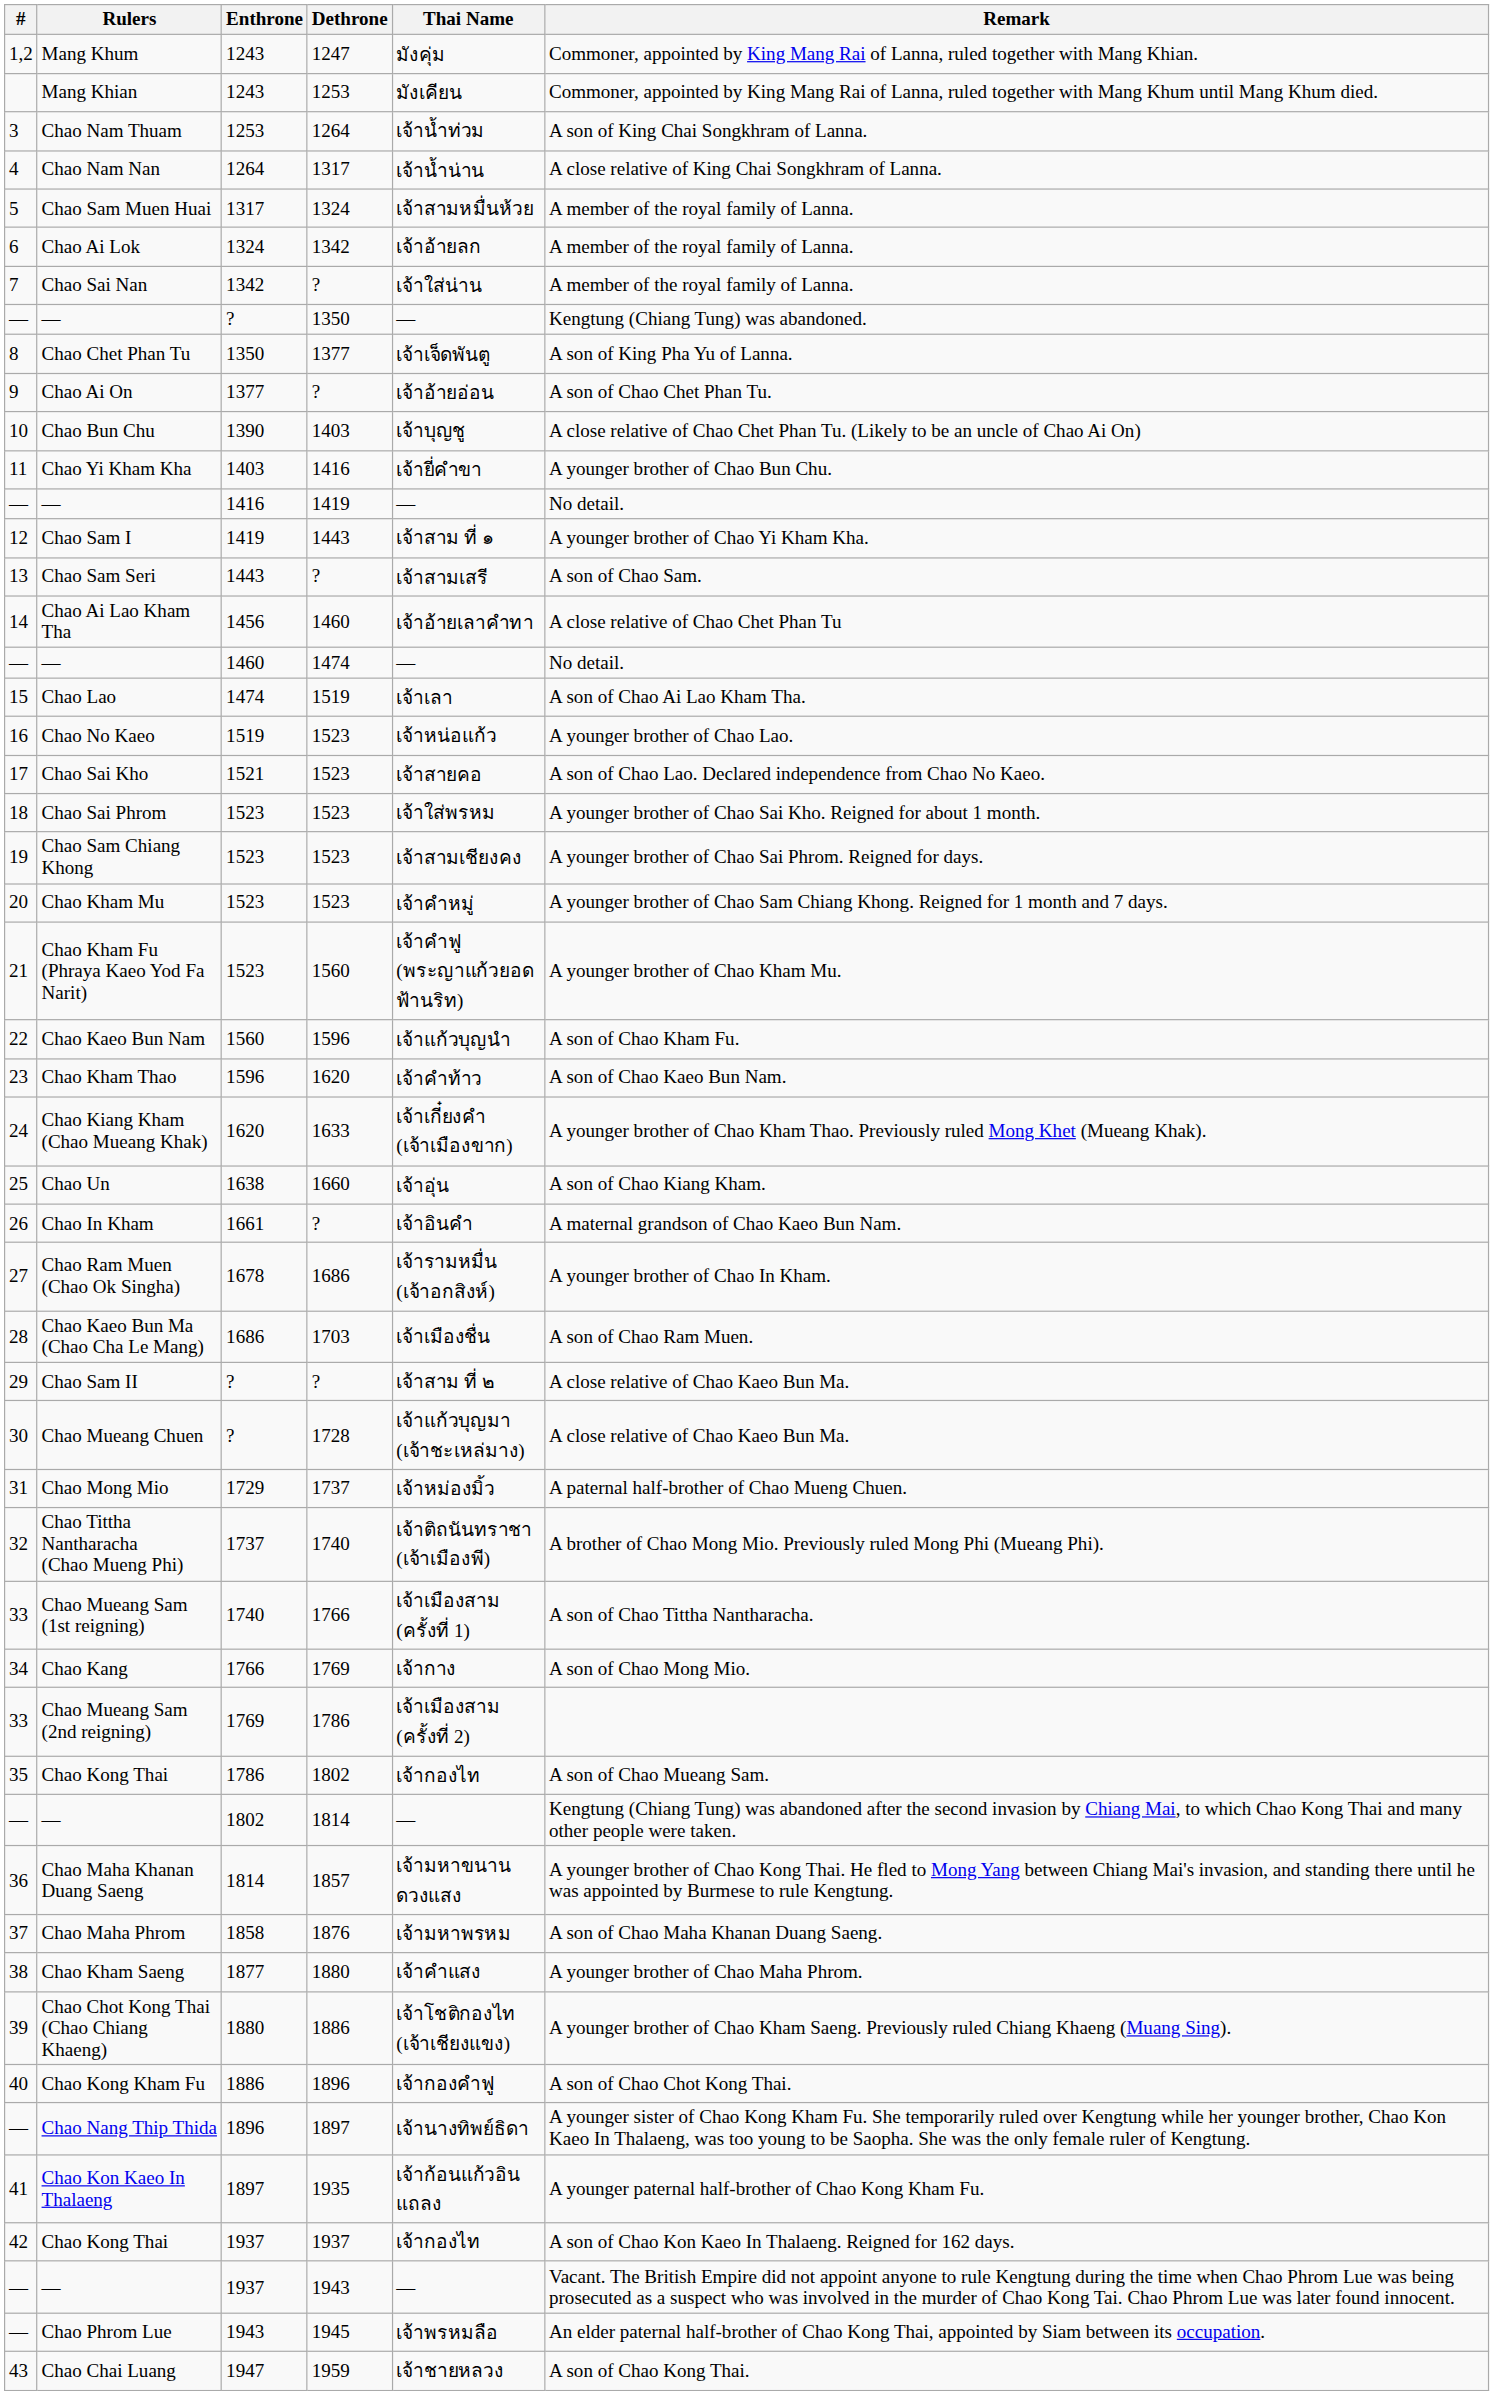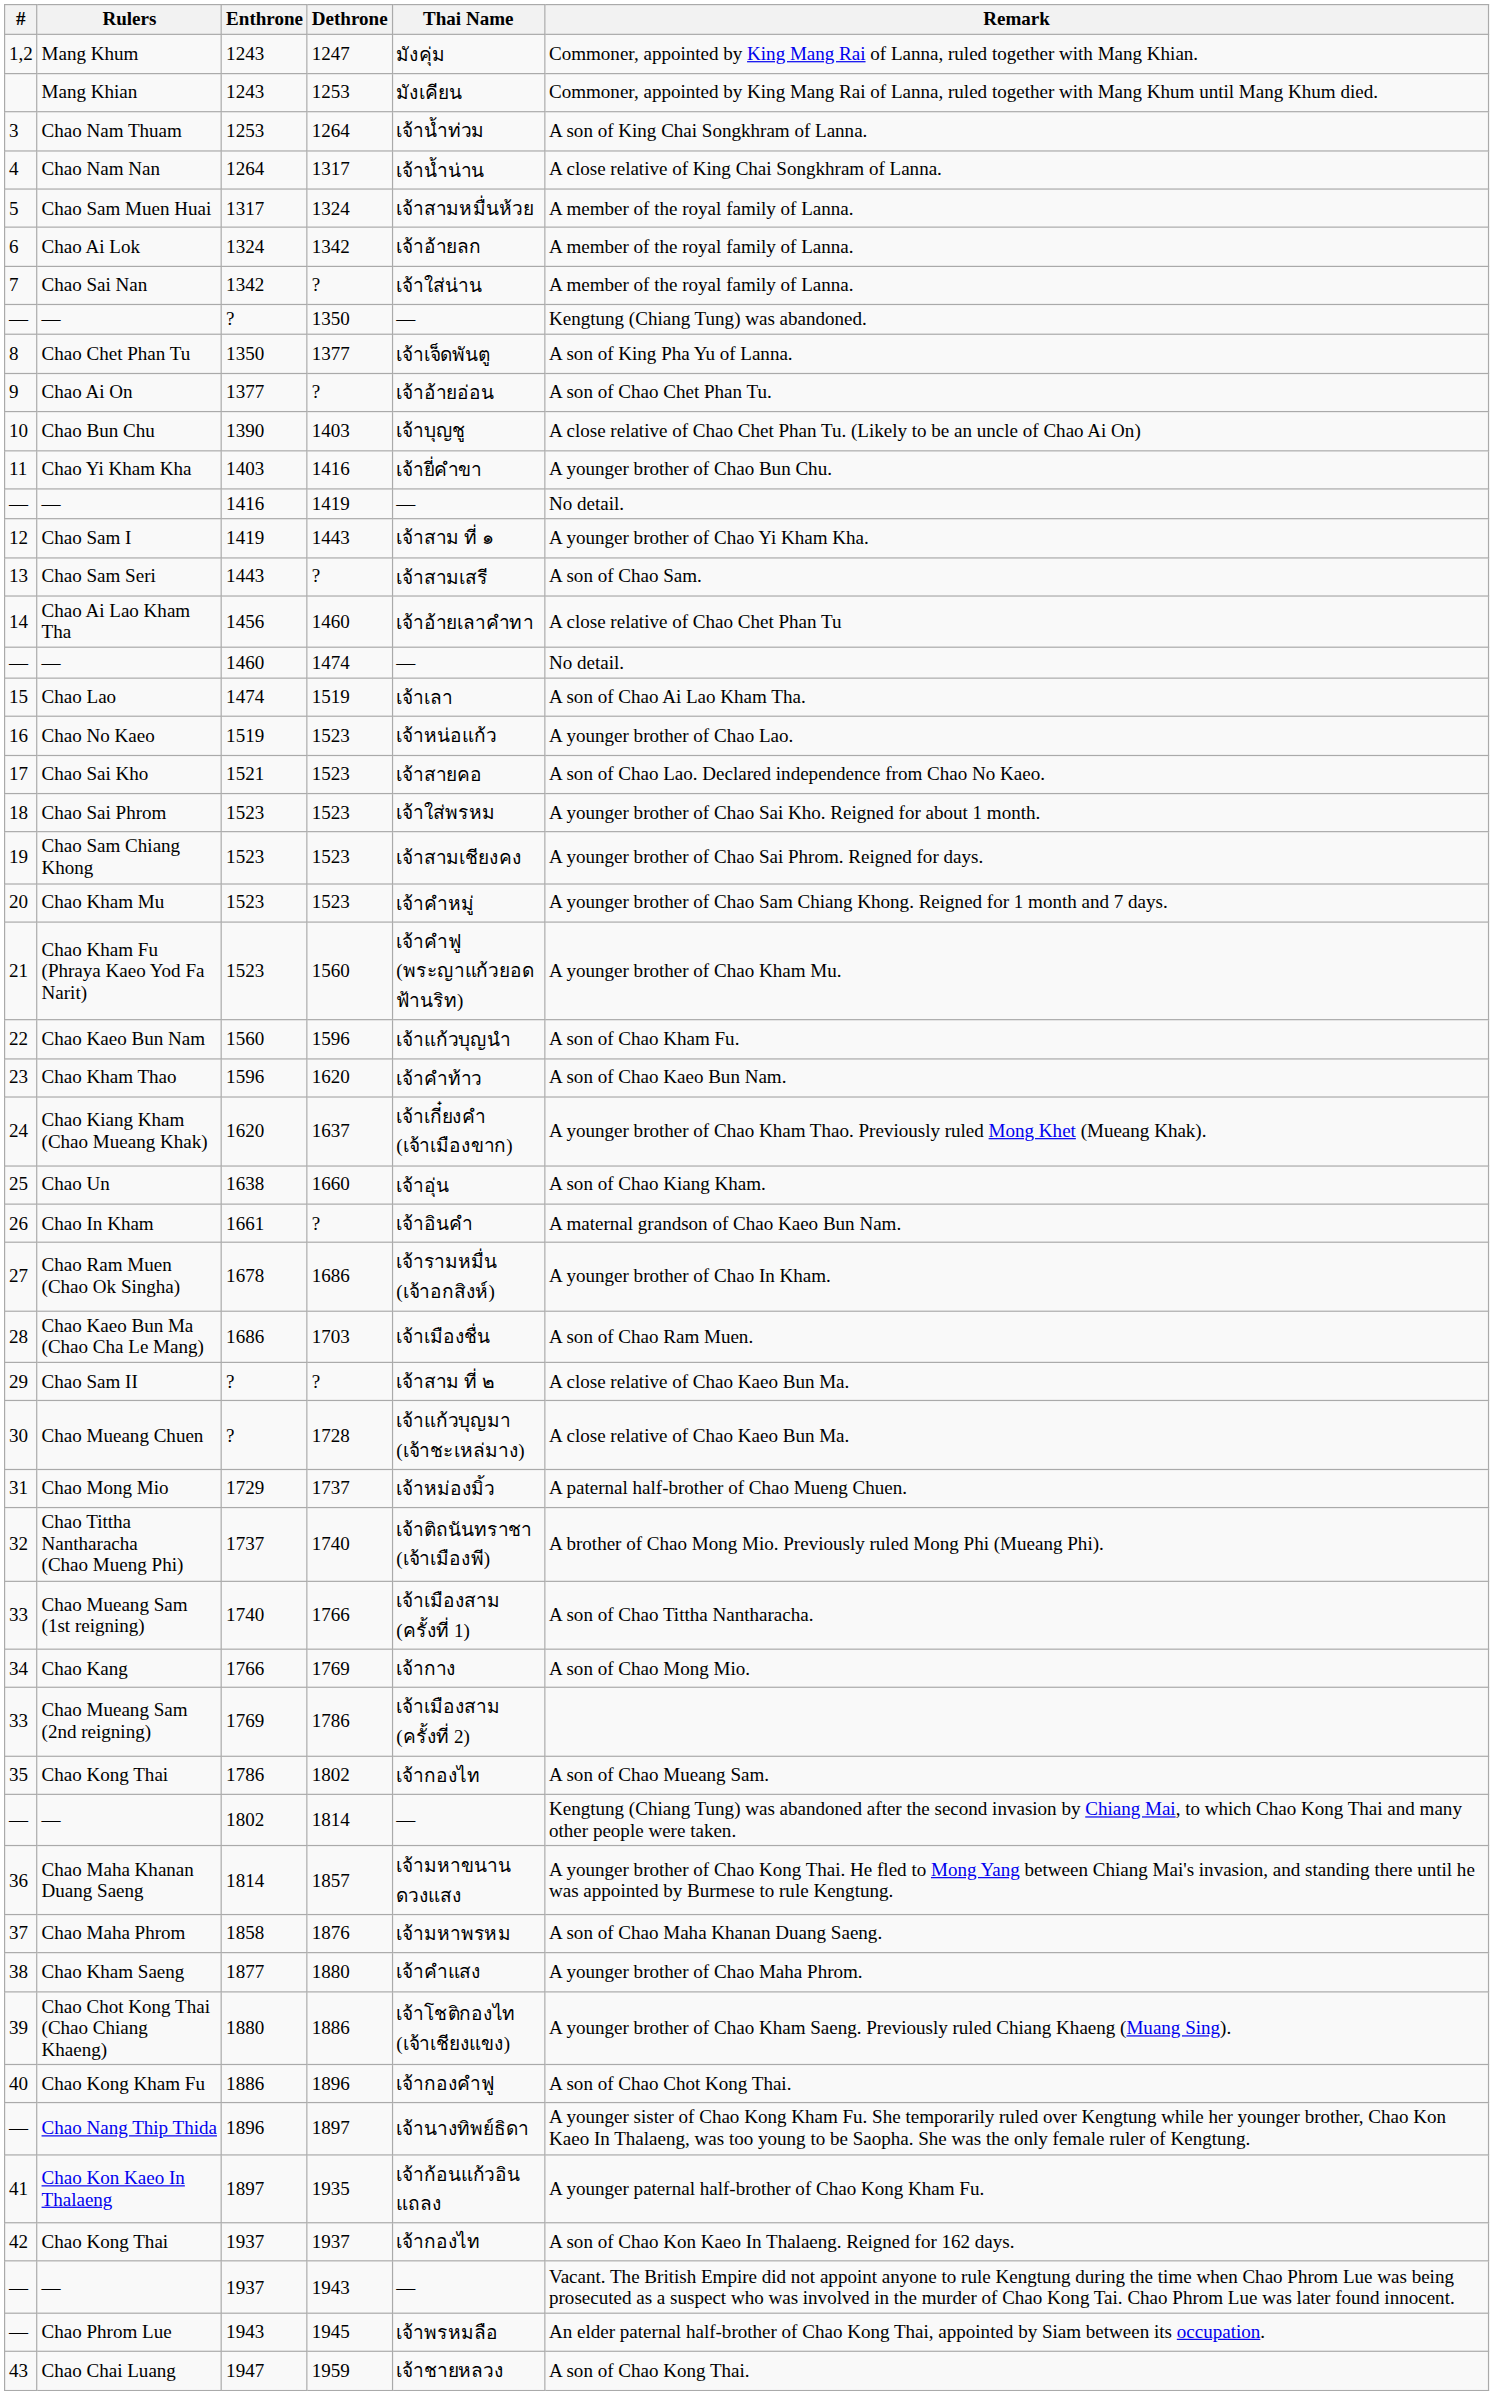(331, 1131) 1633 -> (331, 1131) 1637
